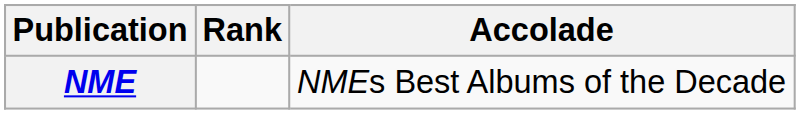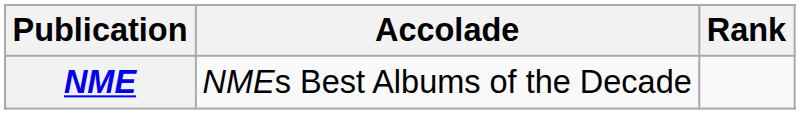columns swapped: (542, 30) <-> (242, 30)
